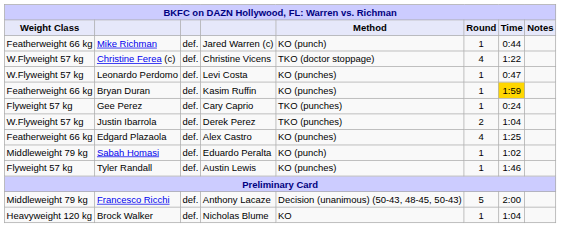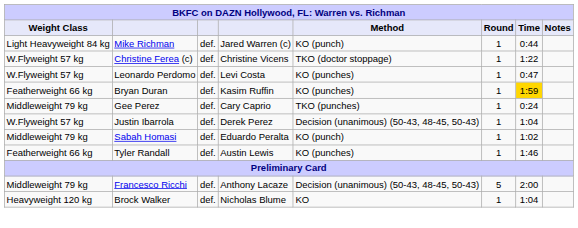(50, 43) Featherweight 66 kg -> (58, 43) Light Heavyweight 84 kg
(481, 59) 4 -> (499, 59) 1
(40, 106) Flyweight 57 kg -> (47, 106) Middleweight 79 kg
(310, 121) TKO (punches) -> (387, 121) Decision (unanimous) (50-43, 48-45, 50-43)
(481, 121) 2 -> (499, 121) 1
- row: (132, 137)
(40, 168) Flyweight 57 kg -> (50, 152) Featherweight 66 kg
